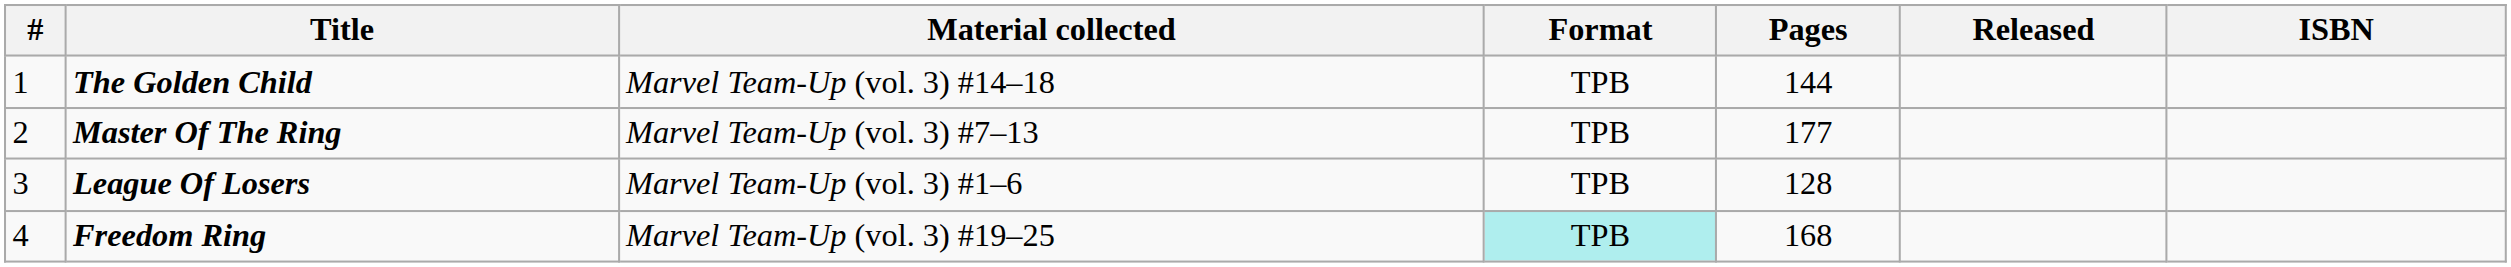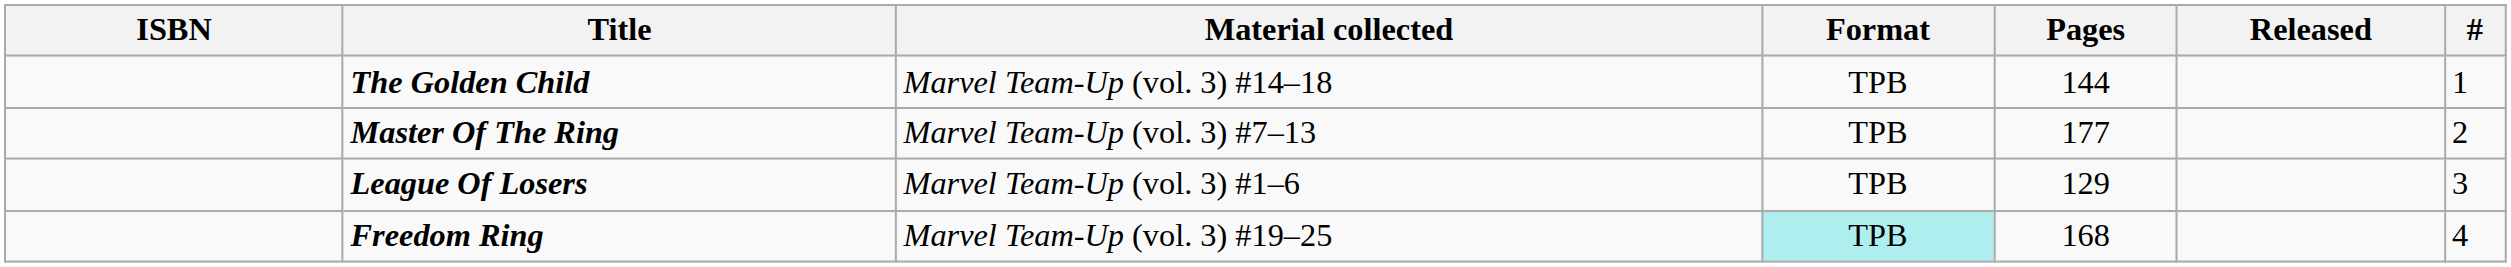columns swapped: (35, 30) <-> (2336, 30)
(1808, 183) 128 -> (2086, 183) 129
